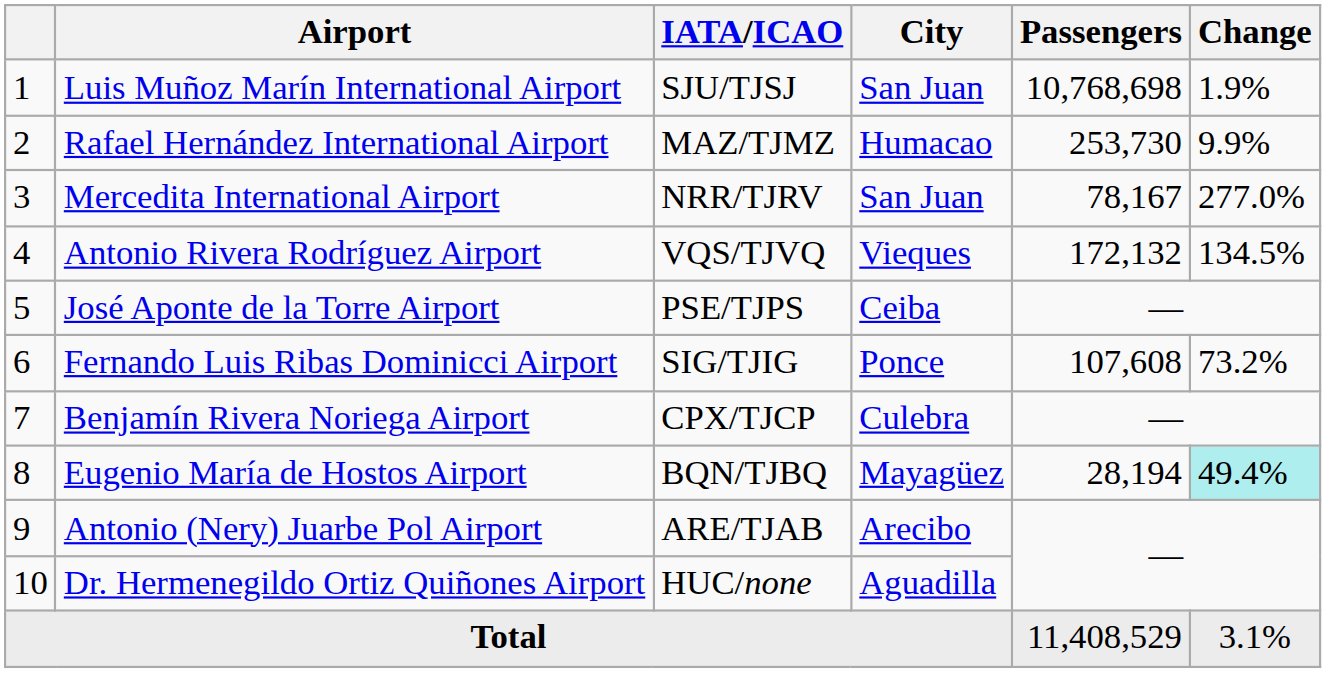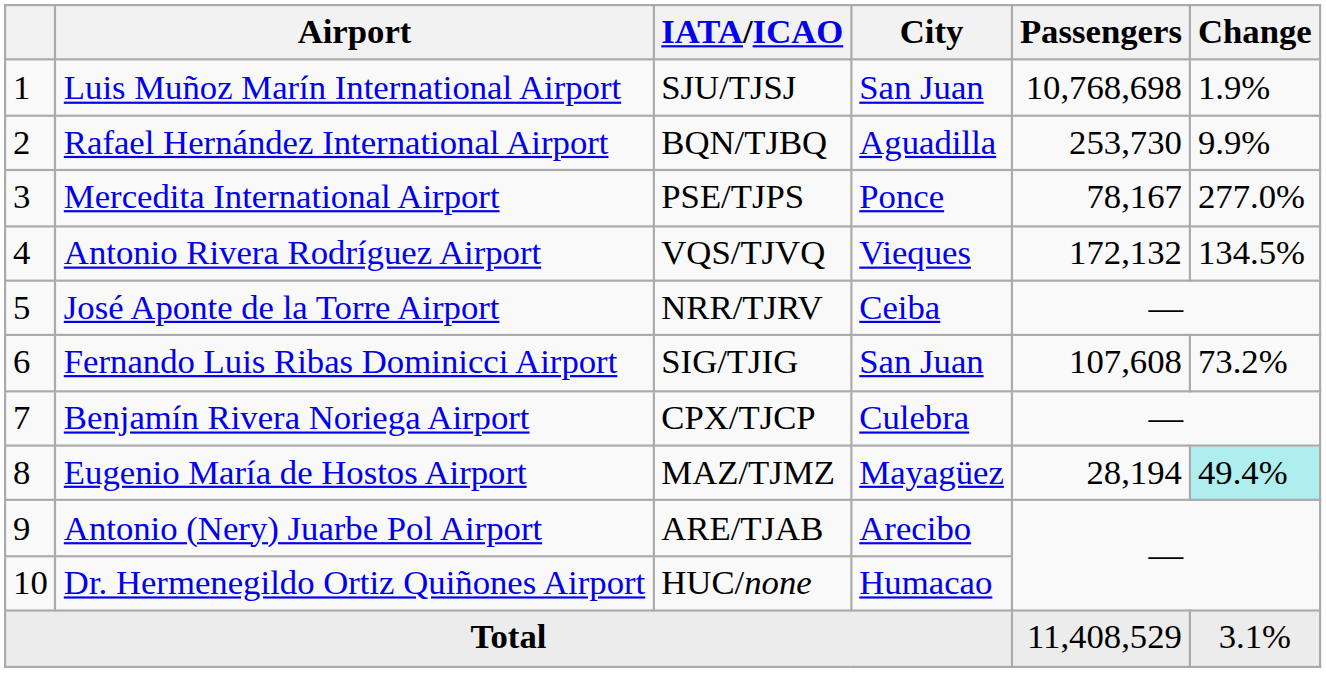(748, 142) MAZ/TJMZ -> (744, 142) BQN/TJBQ
(926, 142) Humacao -> (928, 142) Aguadilla
(742, 197) NRR/TJRV -> (733, 197) PSE/TJPS
(921, 197) San Juan -> (902, 197) Ponce
(733, 307) PSE/TJPS -> (742, 307) NRR/TJRV
(902, 362) Ponce -> (921, 362) San Juan
(744, 472) BQN/TJBQ -> (748, 472) MAZ/TJMZ
(928, 582) Aguadilla -> (926, 582) Humacao
